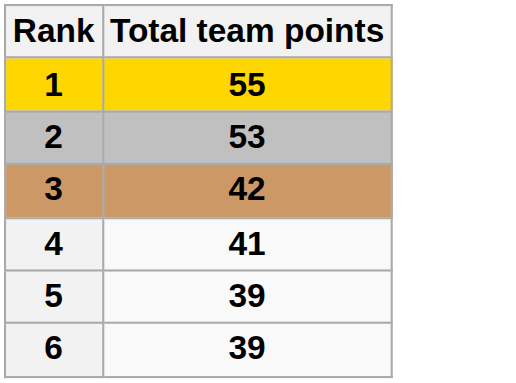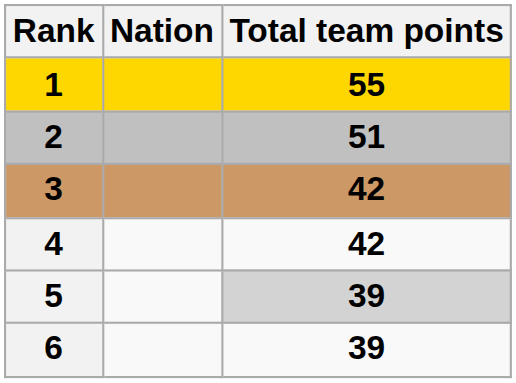+ column: (162, 31)
(247, 137) 53 -> (367, 137) 51
(247, 243) 41 -> (367, 243) 42
(247, 296) no background -> (367, 296) lightgrey background
